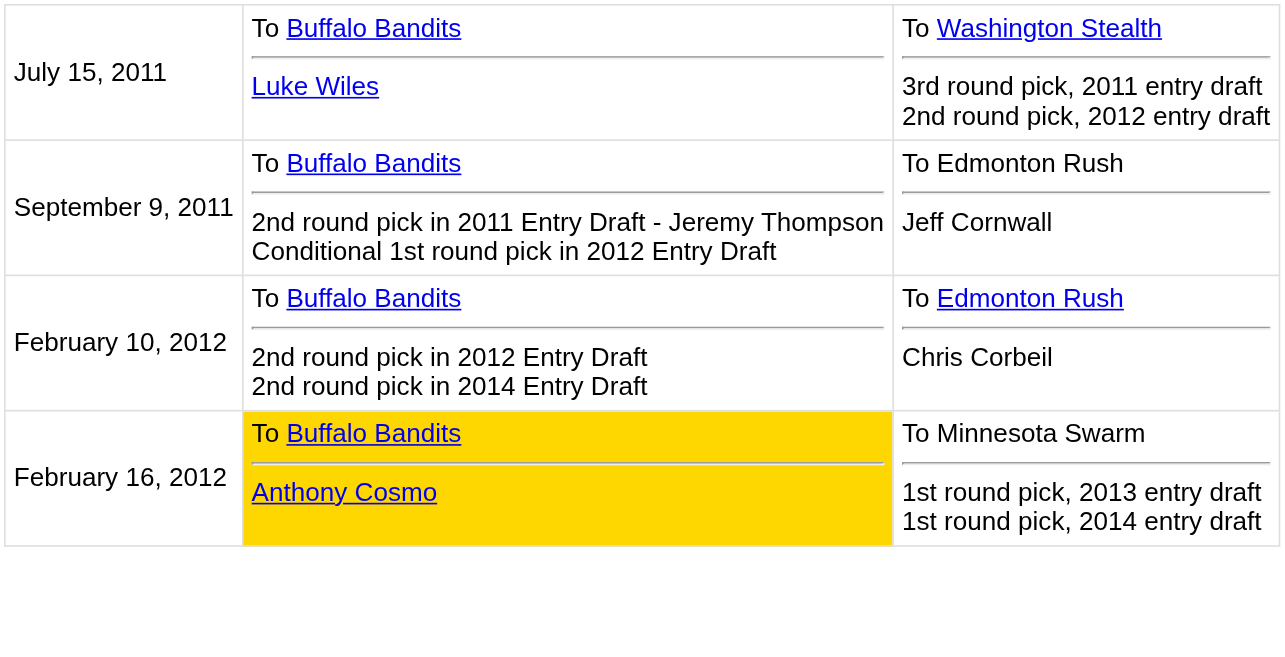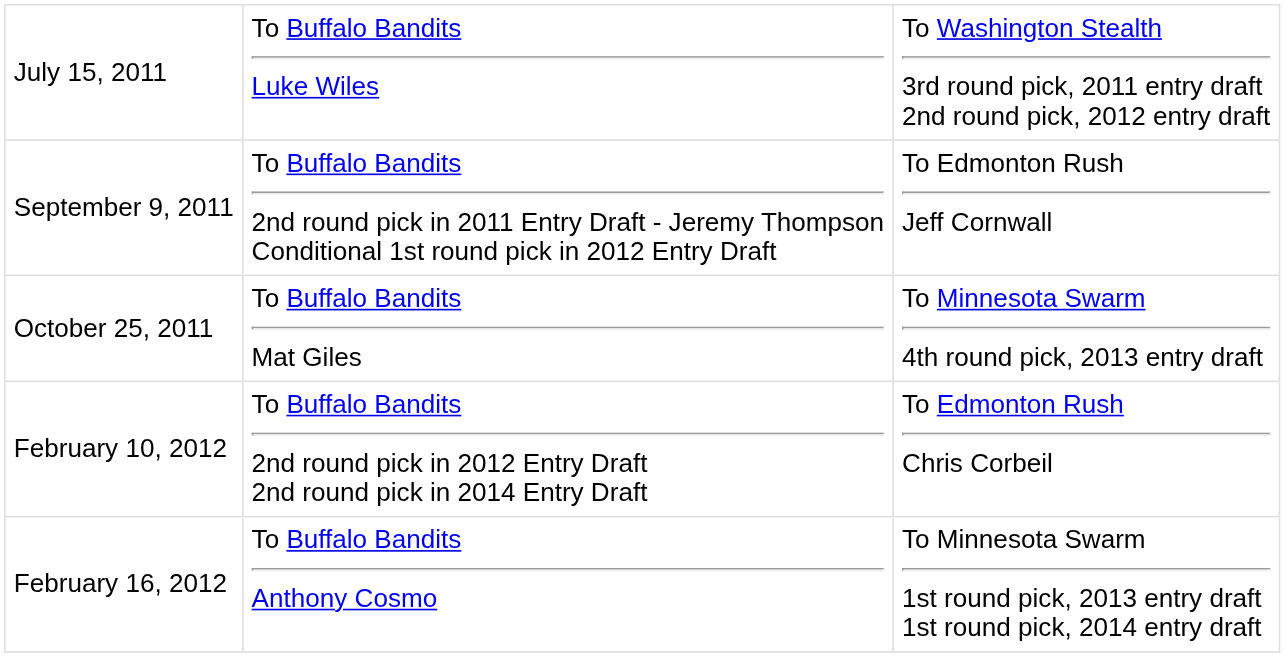+ row: (114, 328)
(568, 463) gold background -> (568, 569) no background
